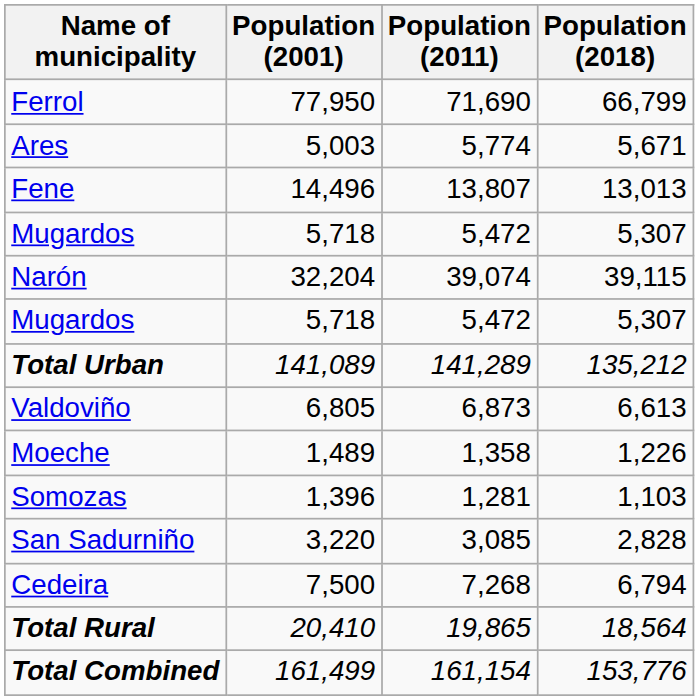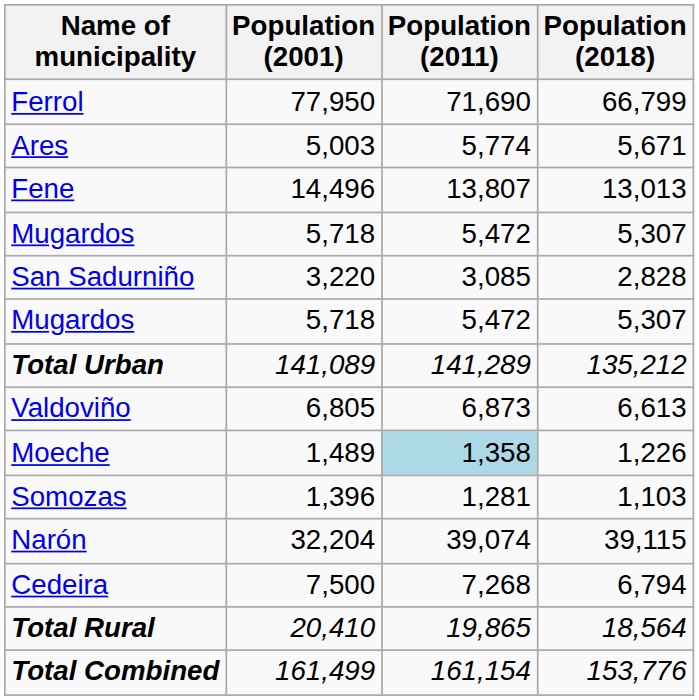rows swapped: (49, 277) <-> (103, 540)
(496, 452) no background -> (496, 452) lightblue background
